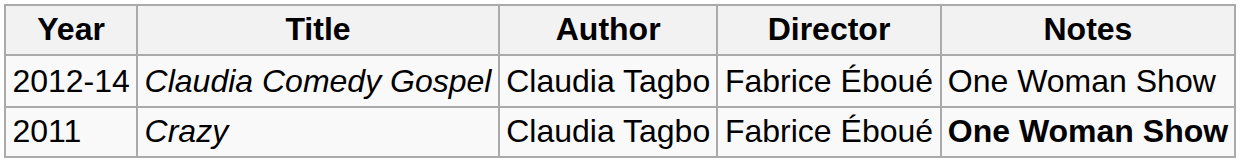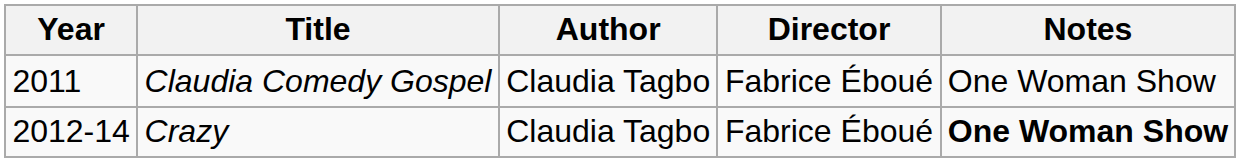(71, 80) 2012-14 -> (47, 80) 2011
(47, 131) 2011 -> (71, 131) 2012-14
